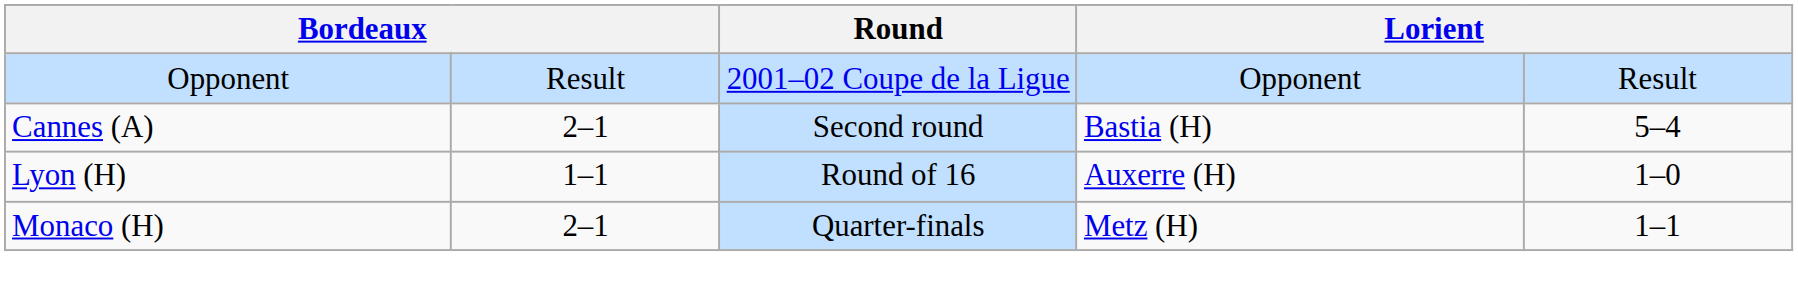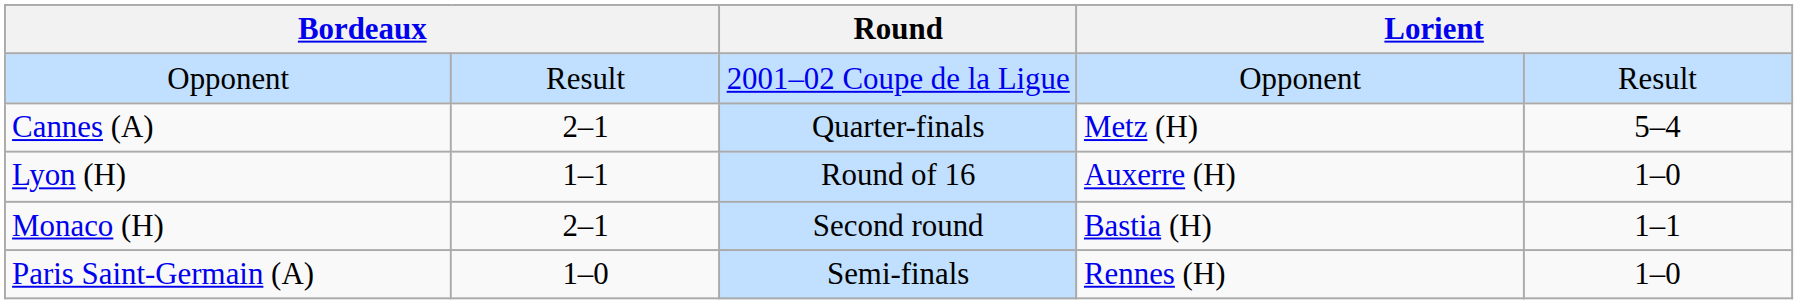(898, 126) Second round -> (898, 126) Quarter-finals
(1148, 126) Bastia (H) -> (1141, 126) Metz (H)
(898, 224) Quarter-finals -> (898, 224) Second round
(1141, 224) Metz (H) -> (1148, 224) Bastia (H)
+ row: (163, 273)
